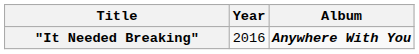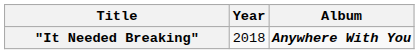(249, 38) 2016 -> (249, 38) 2018
